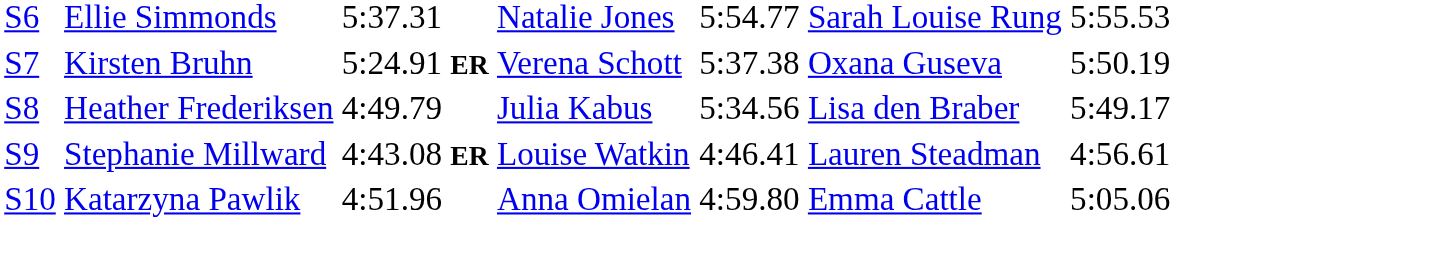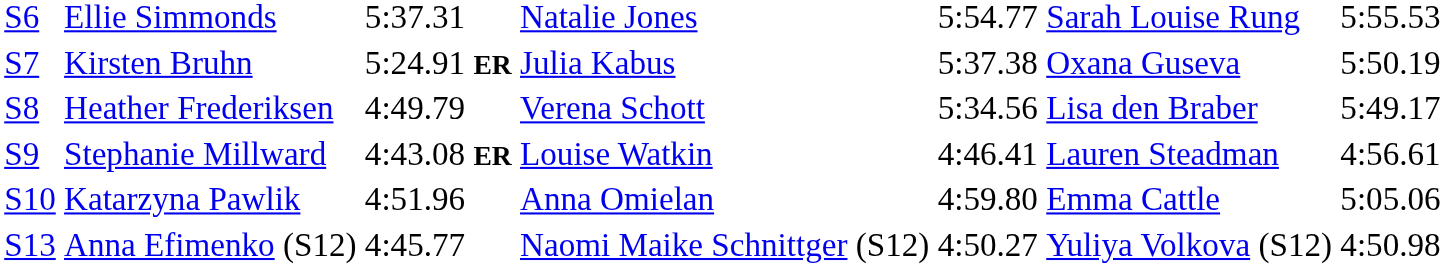(589, 62) Verena Schott -> (598, 62) Julia Kabus
(575, 108) Julia Kabus -> (612, 108) Verena Schott
+ row: (210, 245)
